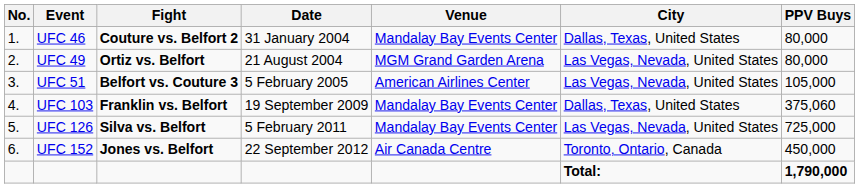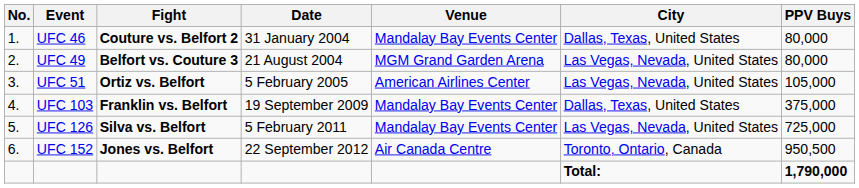(152, 60) Ortiz vs. Belfort -> (169, 60) Belfort vs. Couture 3
(169, 82) Belfort vs. Couture 3 -> (152, 82) Ortiz vs. Belfort
(810, 104) 375,060 -> (810, 104) 375,000
(810, 149) 450,000 -> (810, 149) 950,500
